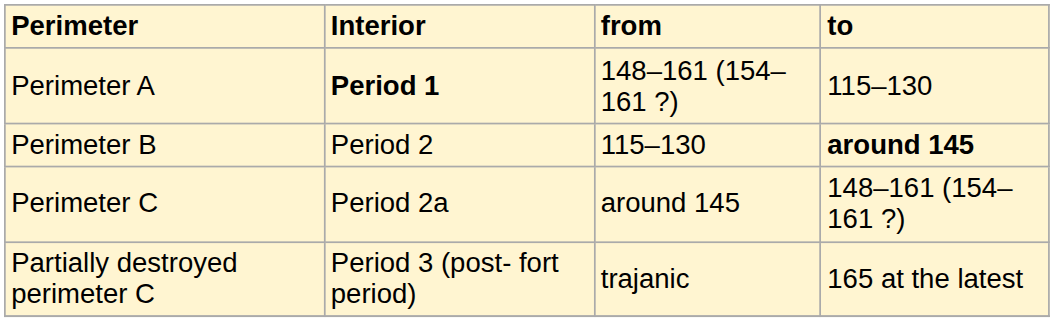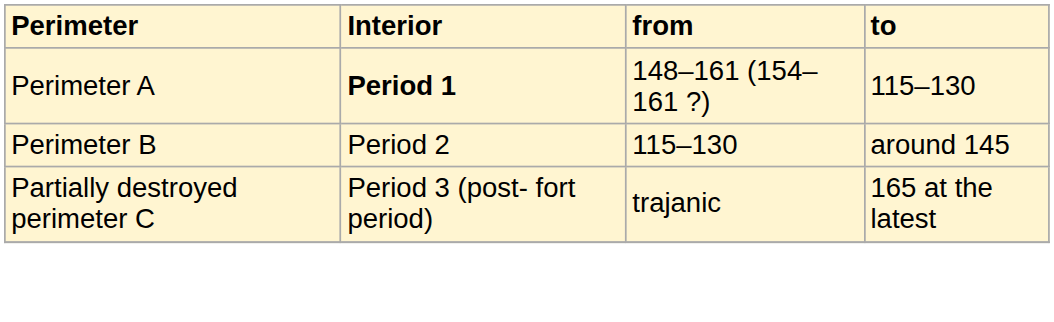(901, 144) bold -> (940, 144) normal
- row: (85, 203)
